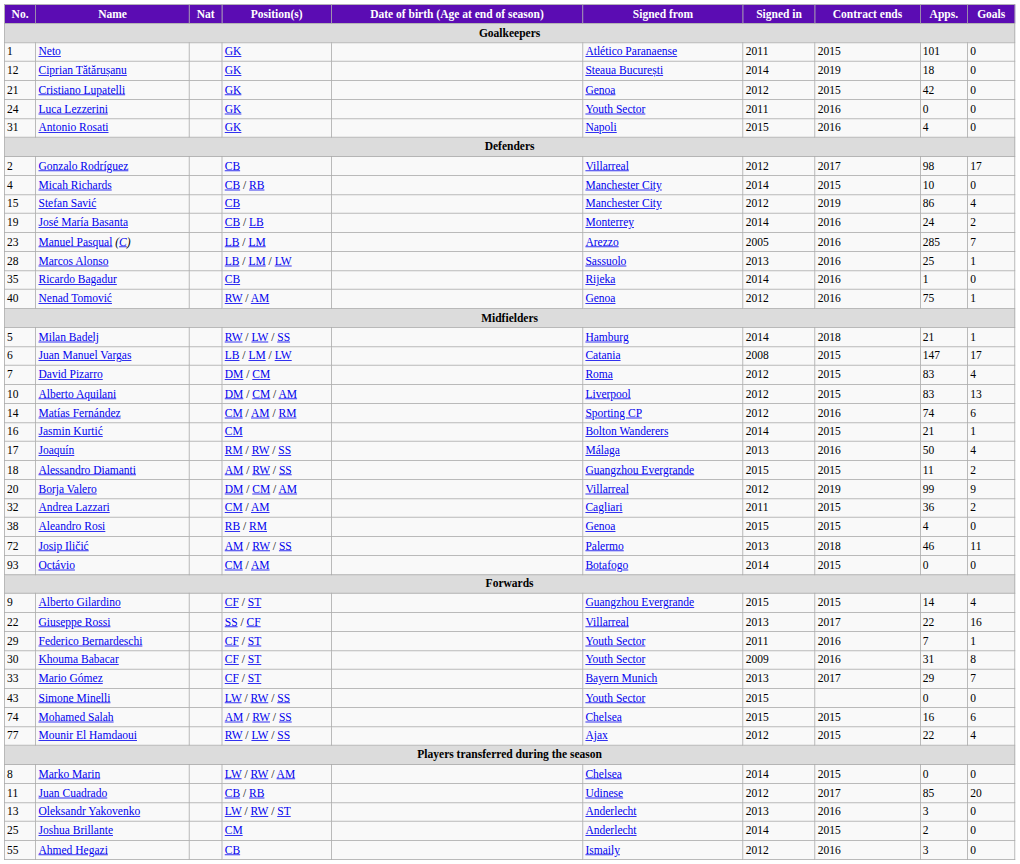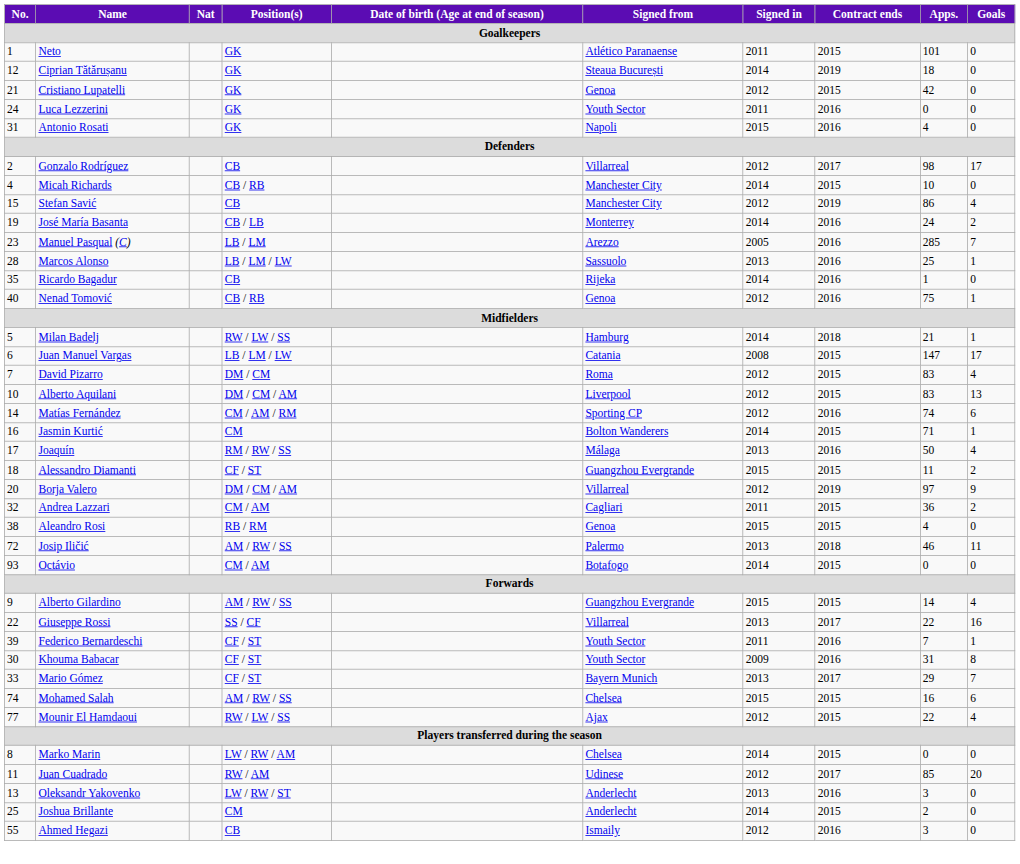(247, 299) RW / AM -> (245, 299) CB / RB
(928, 432) 21 -> (928, 432) 71
(258, 470) AM / RW / SS -> (243, 470) CF / ST
(928, 489) 99 -> (928, 489) 97
(243, 603) CF / ST -> (258, 603) AM / RW / SS
(13, 641) 29 -> (13, 641) 39
- row: (74, 698)
(245, 793) CB / RB -> (247, 774) RW / AM
